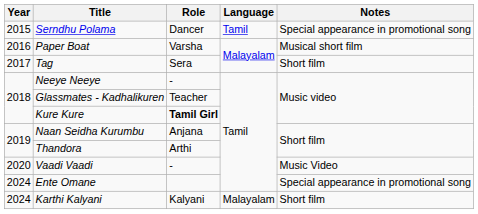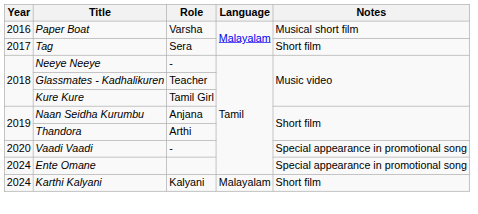- row: (76, 30)
(194, 115) bold -> (192, 98) normal
(309, 166) Music Video -> (371, 149) Special appearance in promotional song
